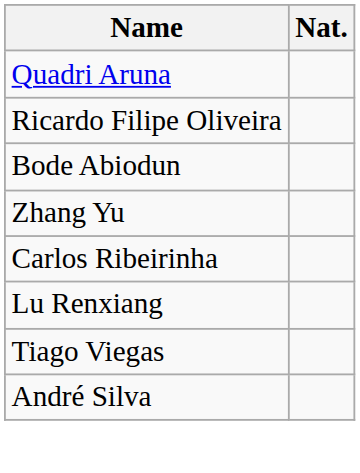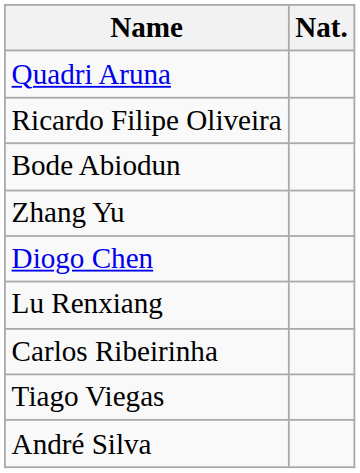+ row: (82, 258)
rows swapped: (115, 258) <-> (87, 304)
